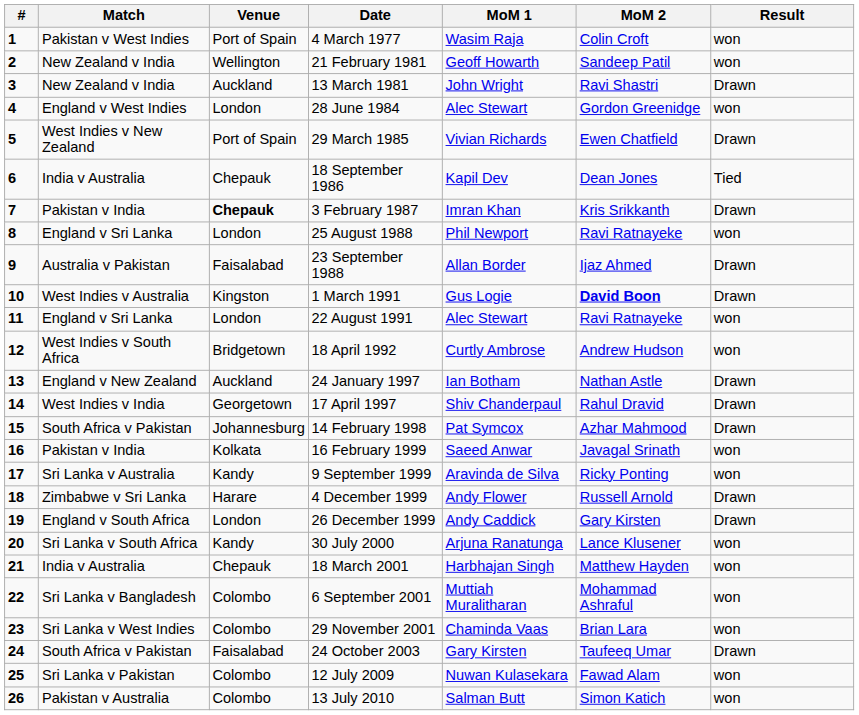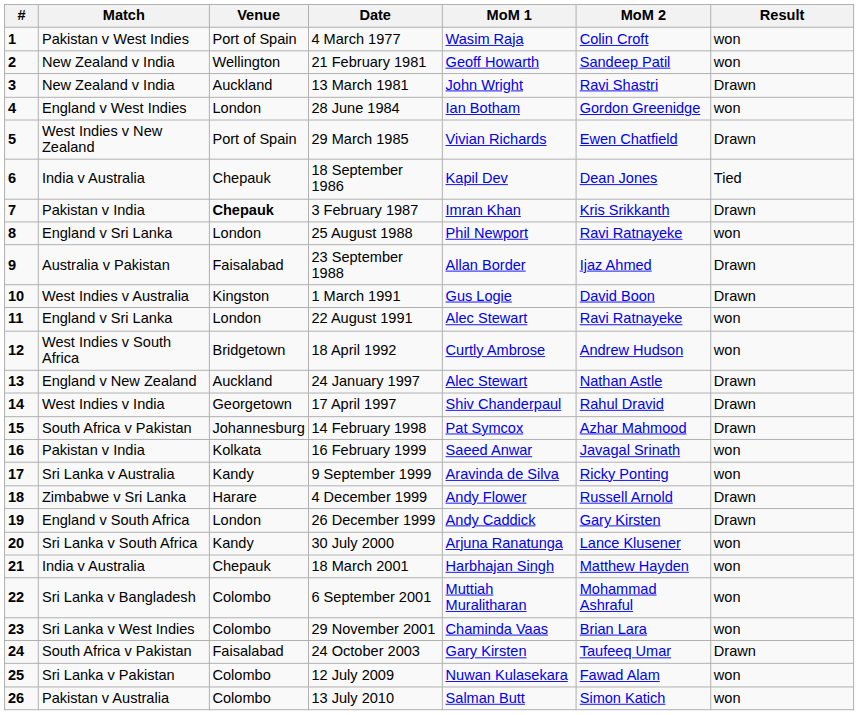(486, 108) Alec Stewart -> (483, 108) Ian Botham
(620, 296) bold -> (617, 296) normal
(483, 381) Ian Botham -> (486, 381) Alec Stewart
